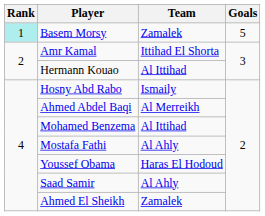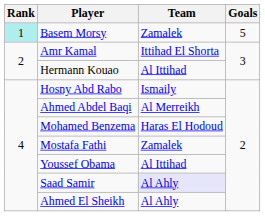(164, 126) Al Ittihad -> (182, 126) Haras El Hodoud
(160, 145) Al Ahly -> (161, 145) Zamalek
(182, 164) Haras El Hodoud -> (164, 164) Al Ittihad
(160, 182) no background -> (160, 182) lavender background
(161, 201) Zamalek -> (160, 201) Al Ahly
